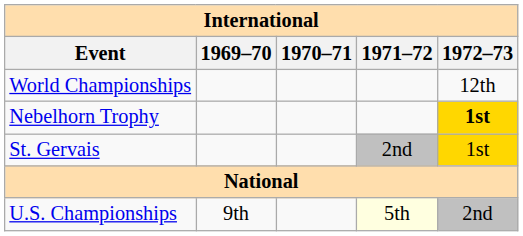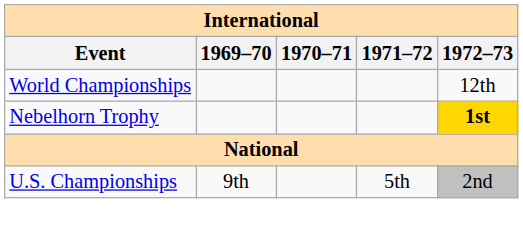- row: (54, 149)
(397, 213) lightyellow background -> (397, 181) no background
